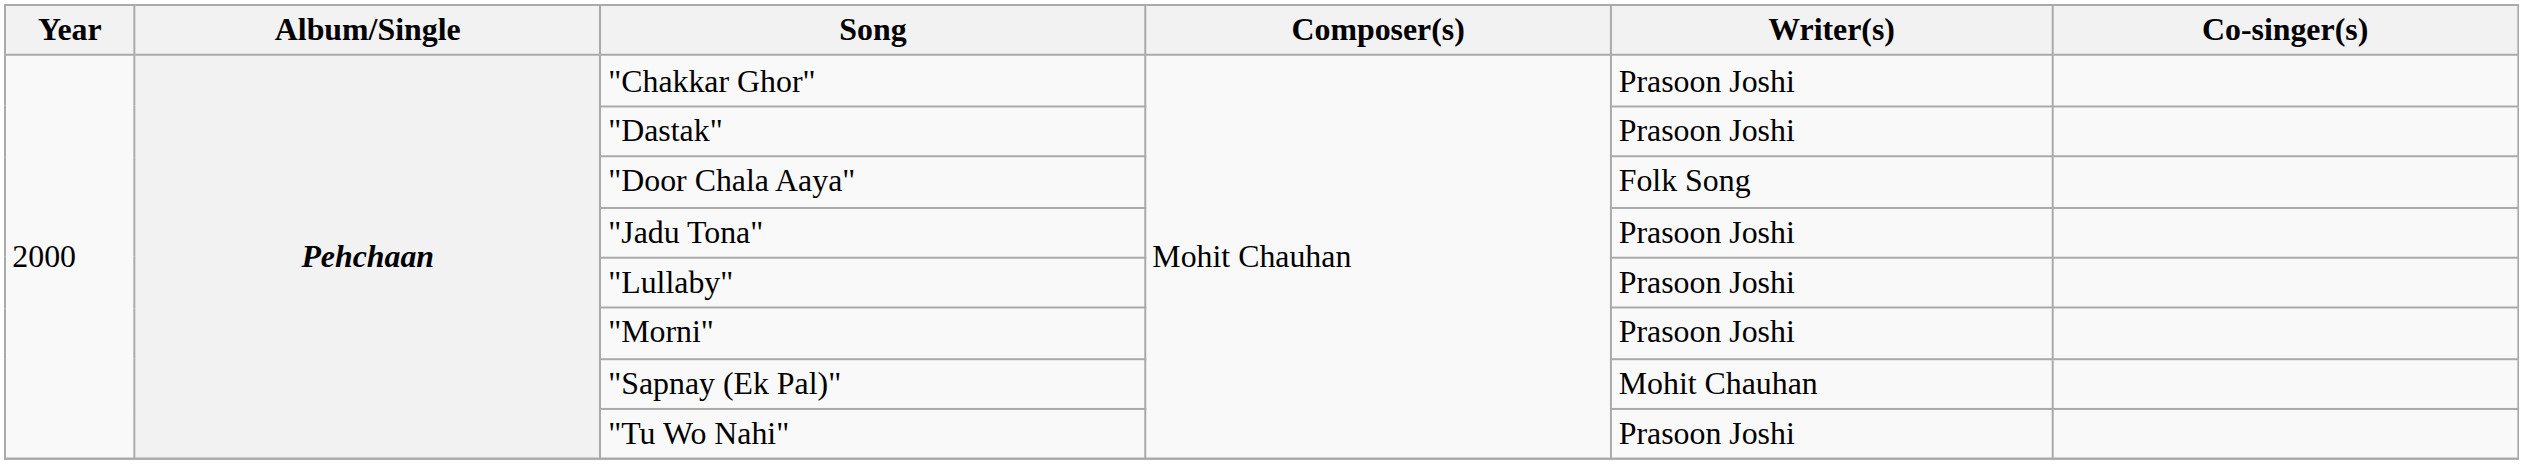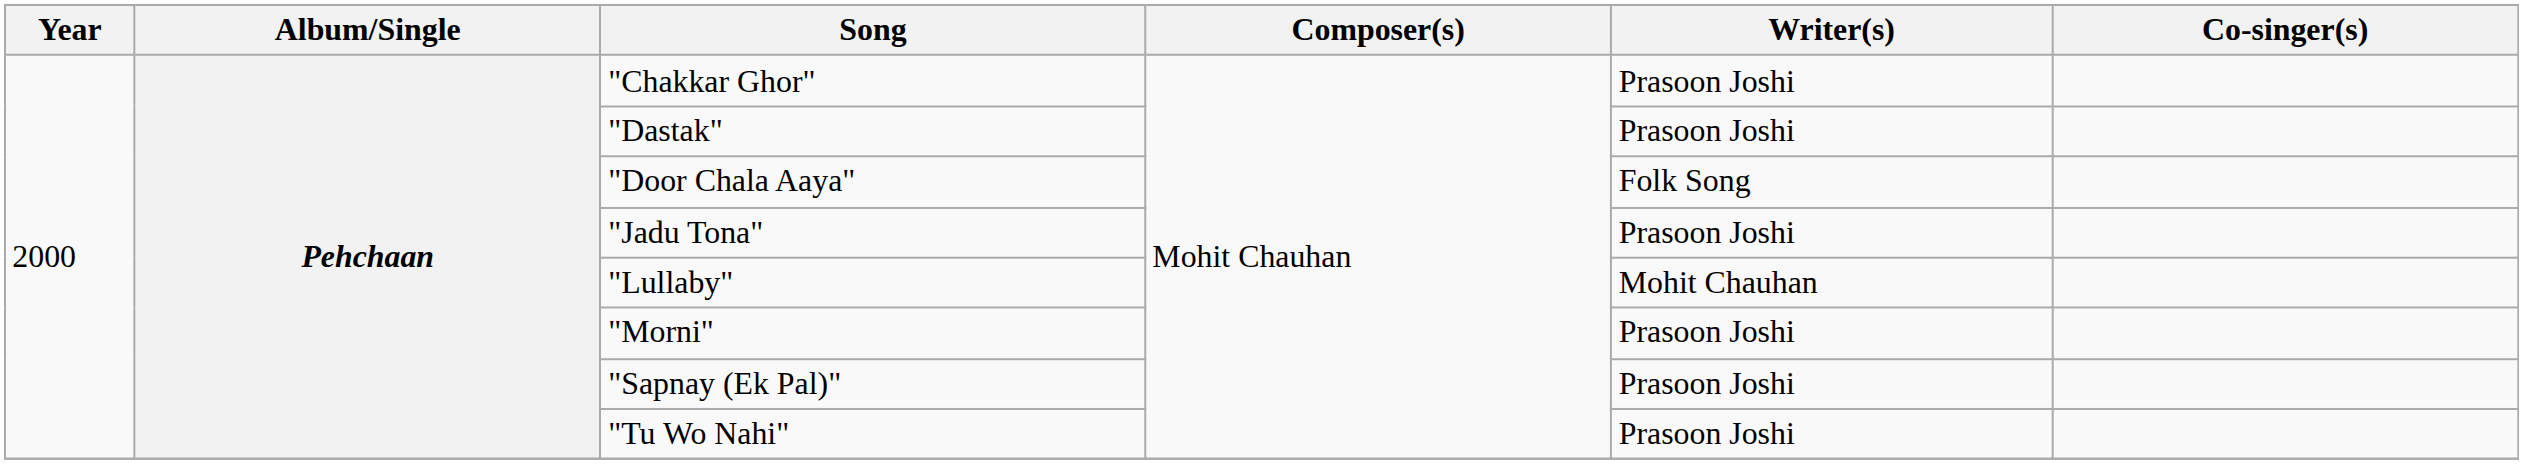(1707, 282) Prasoon Joshi -> (1718, 282) Mohit Chauhan
(1718, 383) Mohit Chauhan -> (1707, 383) Prasoon Joshi
